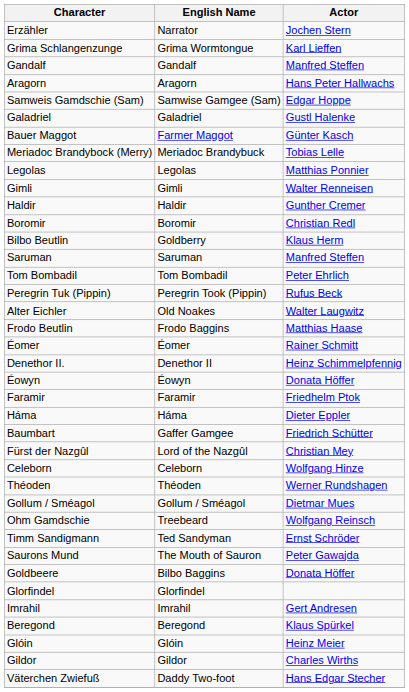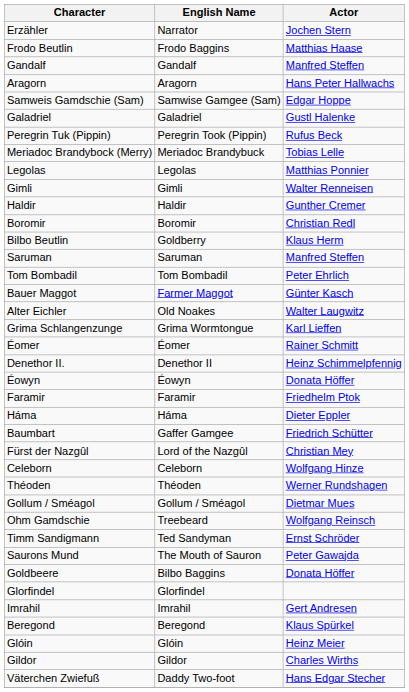rows swapped: (40, 328) <-> (65, 48)
rows swapped: (59, 293) <-> (42, 135)
